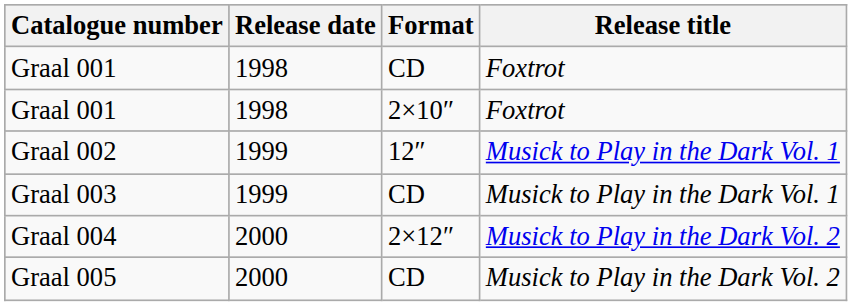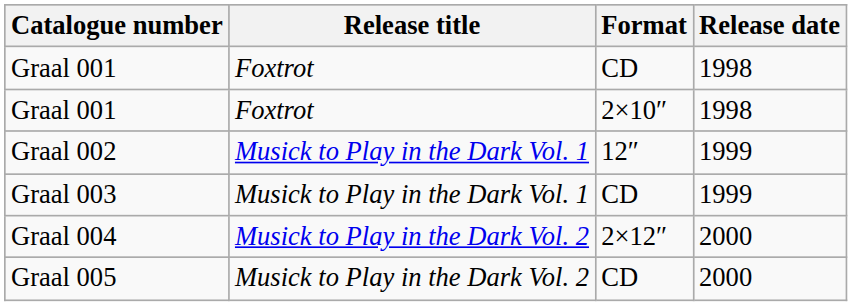columns swapped: (663, 25) <-> (305, 25)
